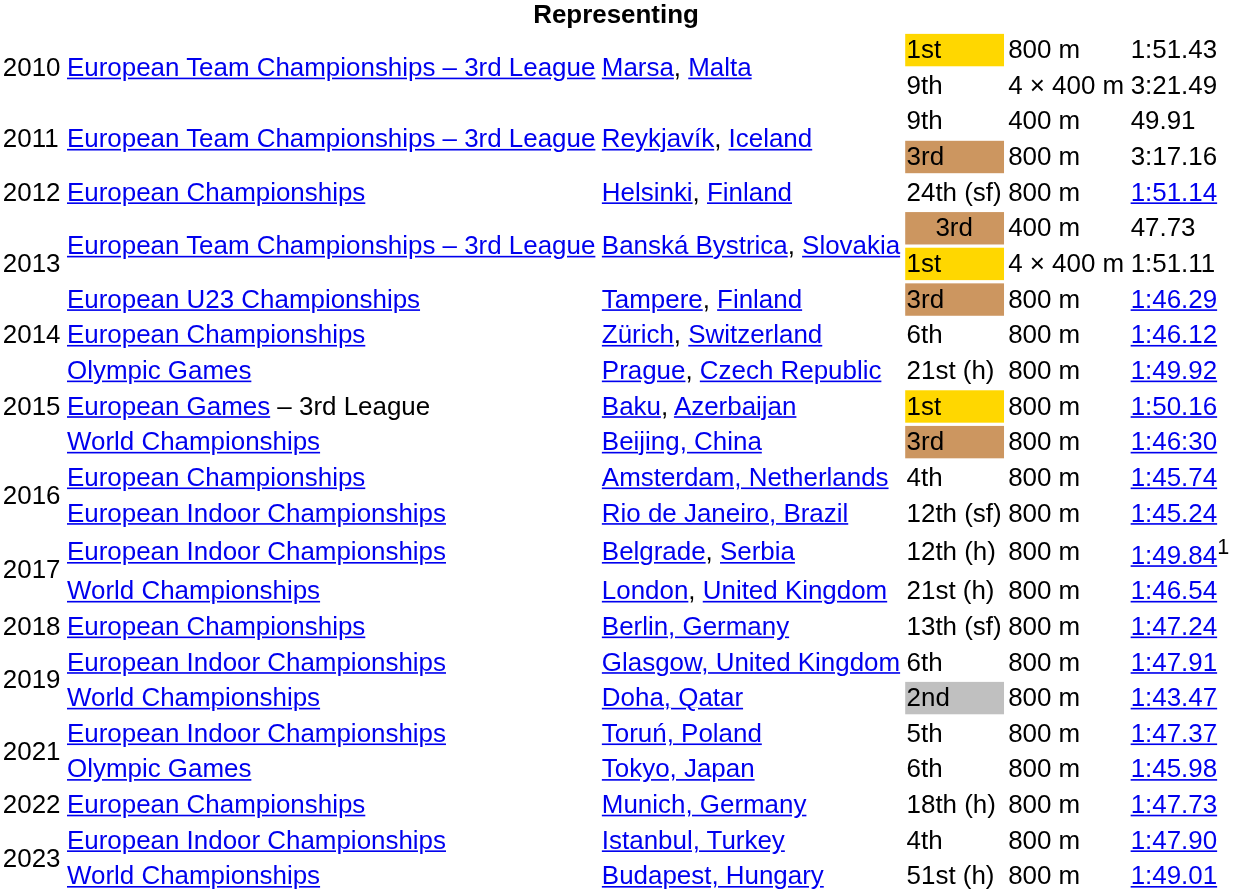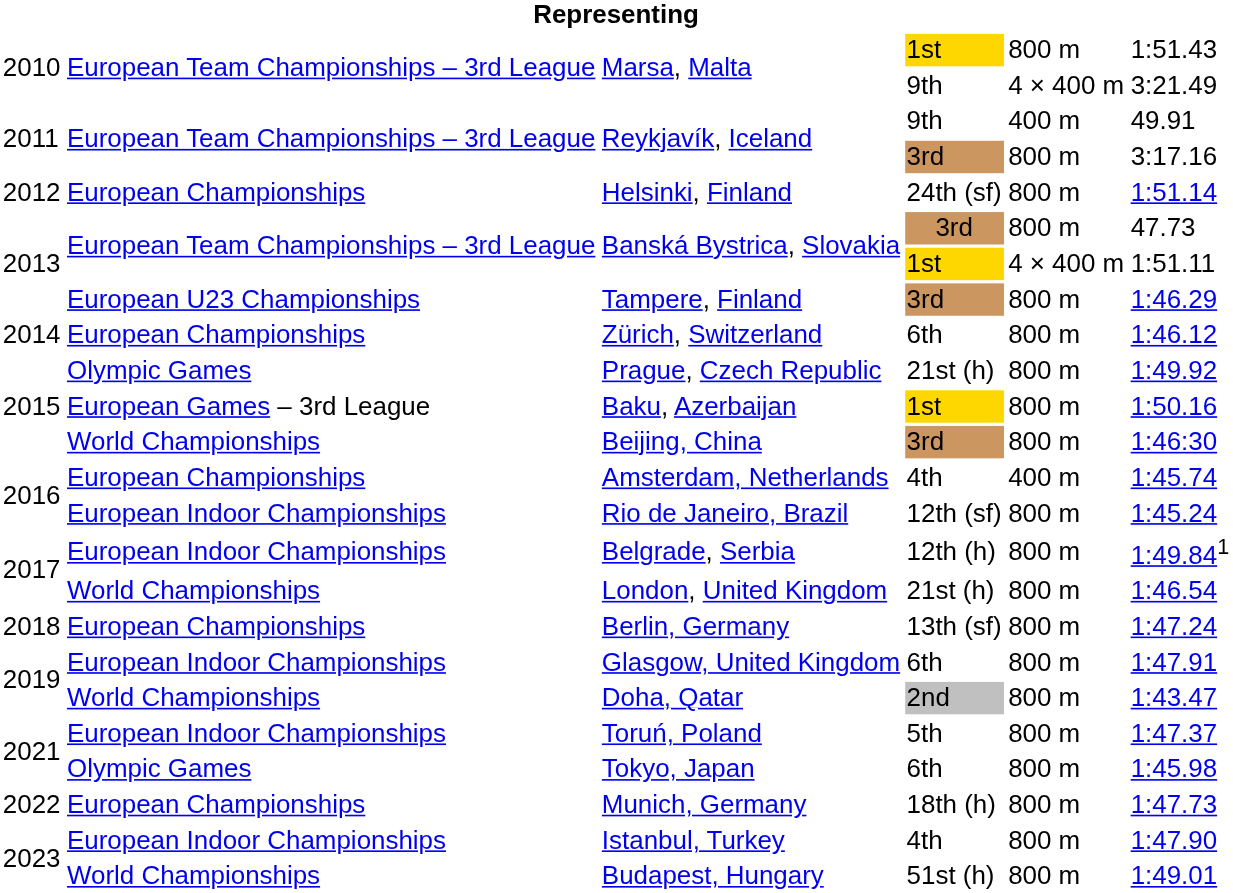(1044, 227) 400 m -> (1044, 227) 800 m
(1044, 477) 800 m -> (1044, 477) 400 m
